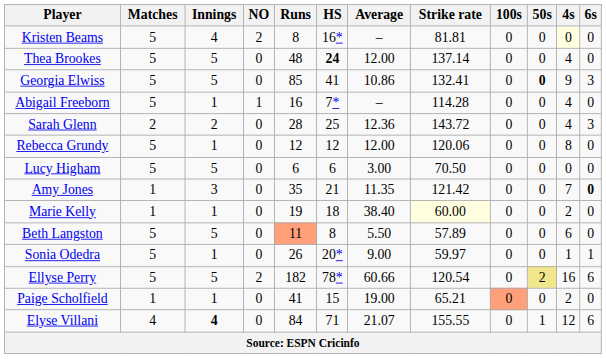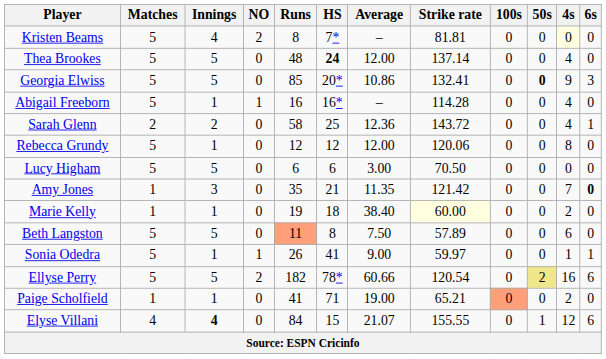(332, 37) 16* -> (332, 37) 7*
(332, 80) 41 -> (332, 80) 20*
(332, 102) 7* -> (332, 102) 16*
(296, 124) 28 -> (296, 124) 58
(591, 124) 3 -> (591, 124) 1
(379, 233) 5.50 -> (379, 233) 7.50
(259, 255) 0 -> (259, 255) 1
(332, 255) 20* -> (332, 255) 41
(332, 299) 15 -> (332, 299) 71
(332, 320) 71 -> (332, 320) 15
